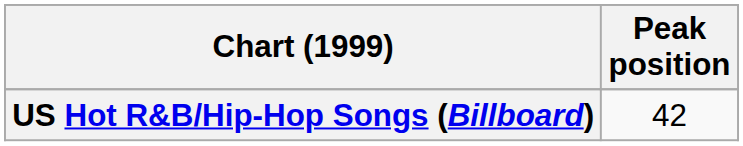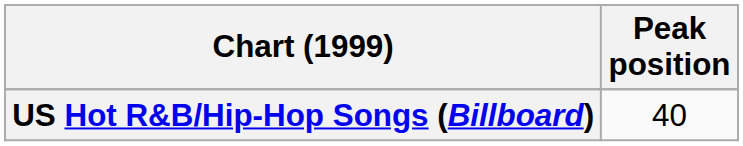(669, 114) 42 -> (669, 114) 40
